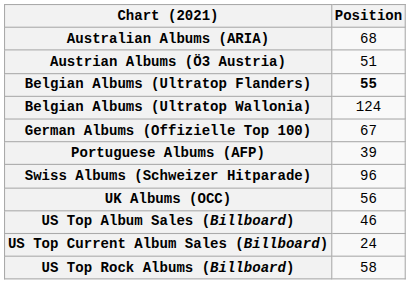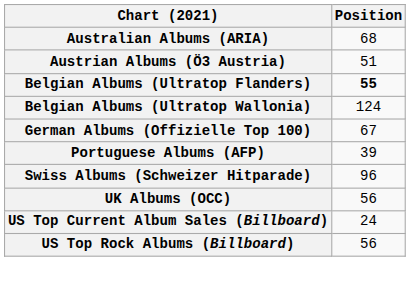- row: (168, 222)
(368, 268) 58 -> (368, 245) 56
